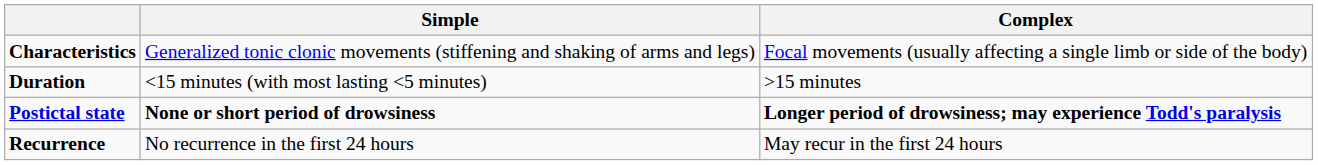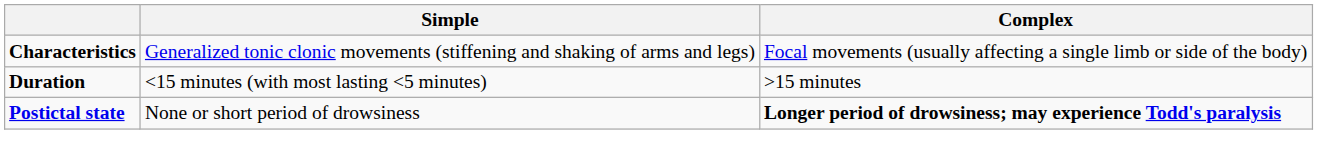(290, 112) bold -> (282, 112) normal
- row: (57, 143)
